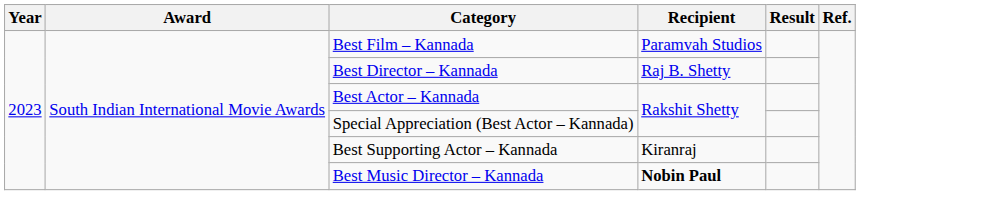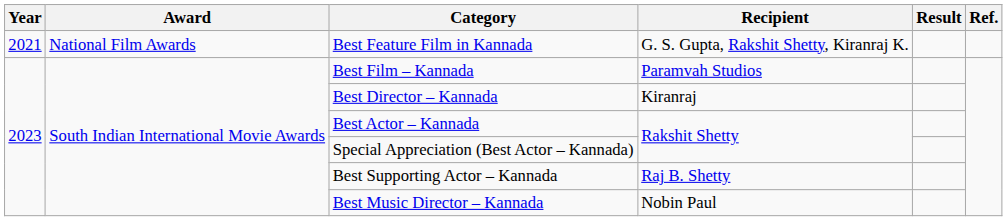+ row: (433, 44)
(686, 70) Raj B. Shetty -> (669, 96) Kiranraj
(669, 149) Kiranraj -> (686, 176) Raj B. Shetty
(681, 176) bold -> (679, 202) normal
